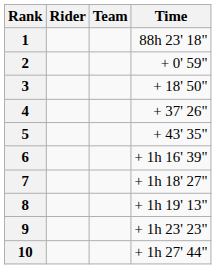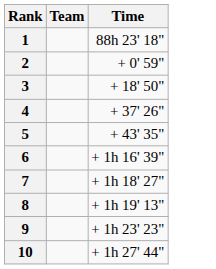- column: (68, 16)
